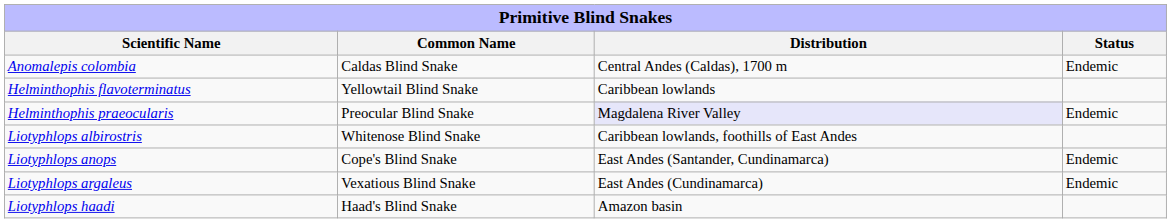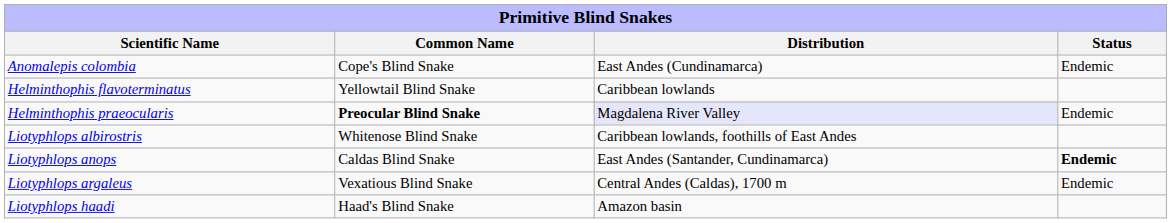(399, 66) Caldas Blind Snake -> (396, 66) Cope's Blind Snake
(692, 66) Central Andes (Caldas), 1700 m -> (680, 66) East Andes (Cundinamarca)
(408, 113) normal -> (409, 113) bold
(399, 159) Cope's Blind Snake -> (396, 159) Caldas Blind Snake
(1092, 159) normal -> (1089, 159) bold
(680, 183) East Andes (Cundinamarca) -> (692, 183) Central Andes (Caldas), 1700 m
